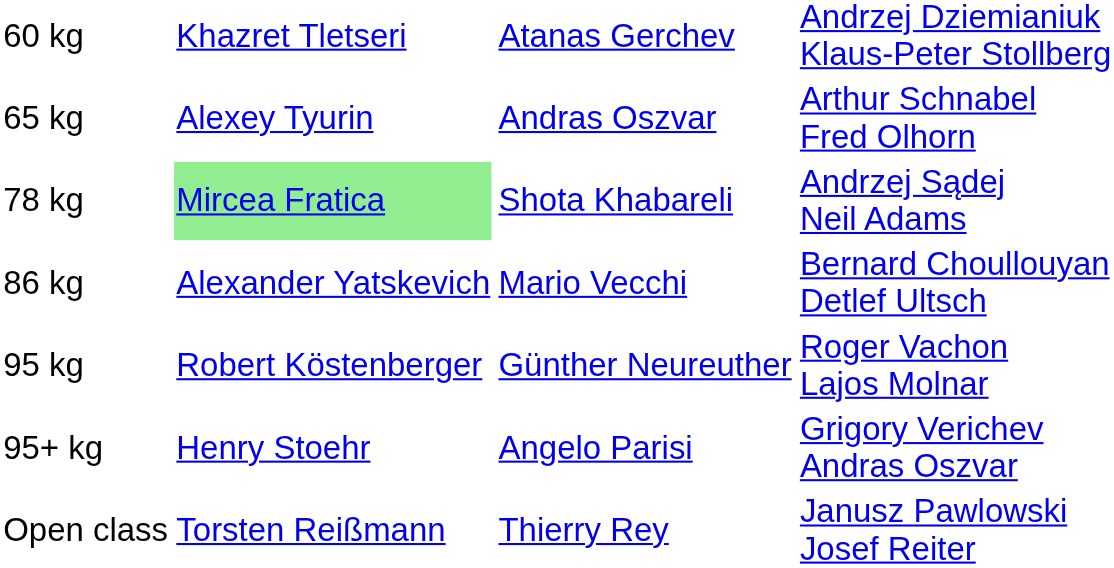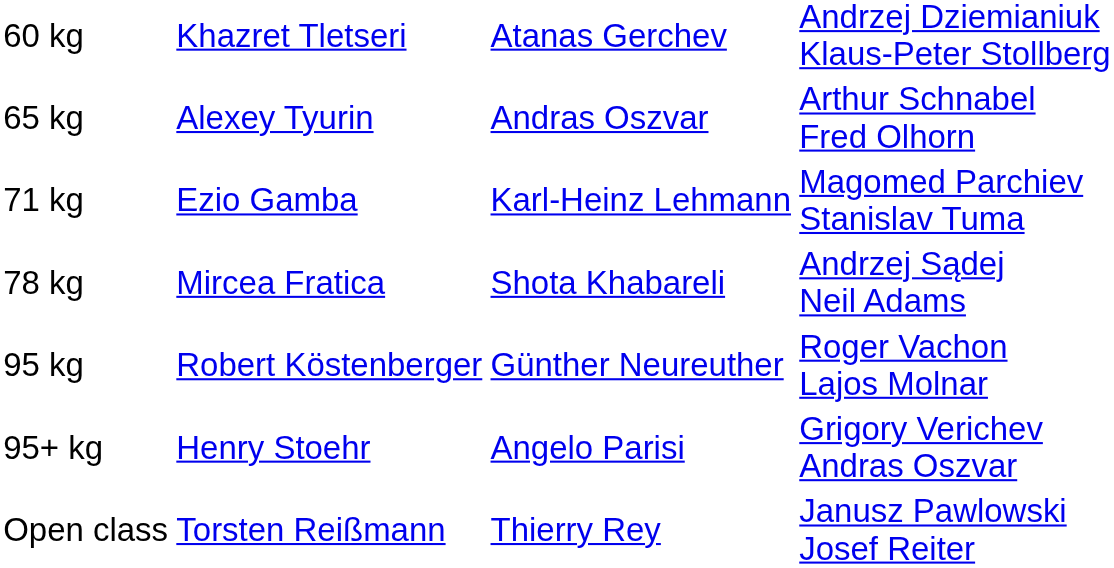+ row: (43, 200)
(281, 200) lightgreen background -> (281, 282) no background
- row: (43, 282)
